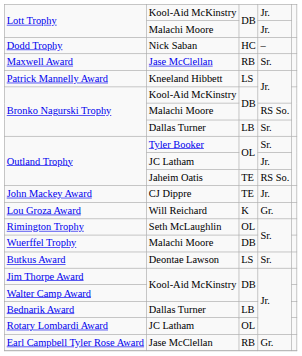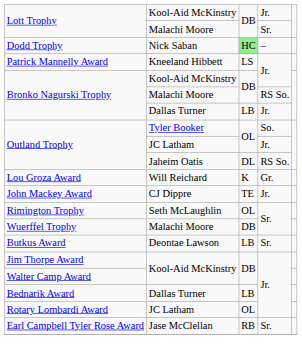(265, 29) Jr. -> (266, 29) Sr.
(248, 45) no background -> (248, 45) lightgreen background
- row: (40, 62)
(266, 128) Sr. -> (265, 111) Jr.
(266, 144) Sr. -> (267, 128) So.
(248, 177) TE -> (248, 161) DL
rows swapped: (44, 210) <-> (49, 194)
(247, 260) LS -> (248, 243) LB
(267, 342) Gr. -> (266, 326) Sr.
